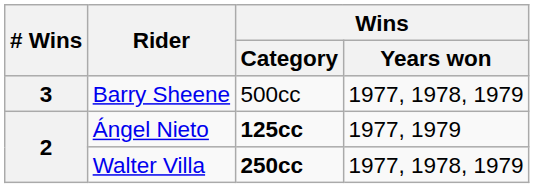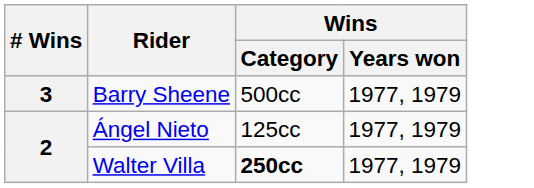(436, 94) 1977, 1978, 1979 -> (405, 94) 1977, 1979
(272, 130) bold -> (271, 130) normal
(436, 165) 1977, 1978, 1979 -> (405, 165) 1977, 1979
